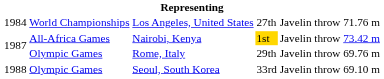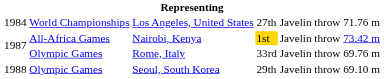(266, 53) 29th -> (267, 53) 33rd
(267, 69) 33rd -> (266, 69) 29th
